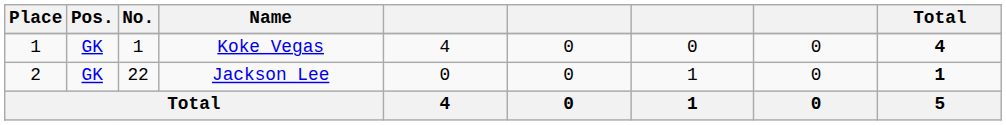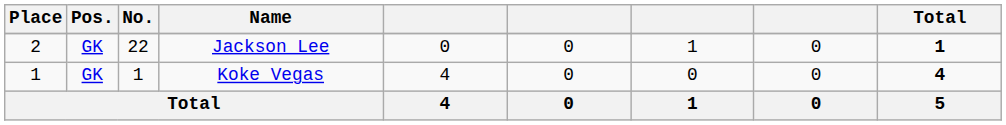rows swapped: (271, 48) <-> (271, 77)
